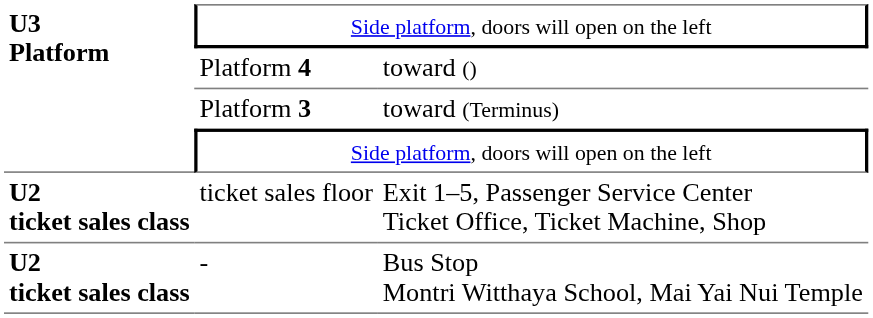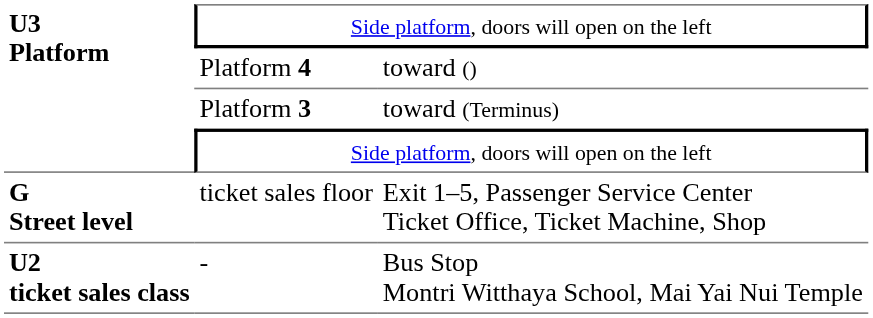(99, 207) U2 ticket sales class -> (71, 207) G Street level
